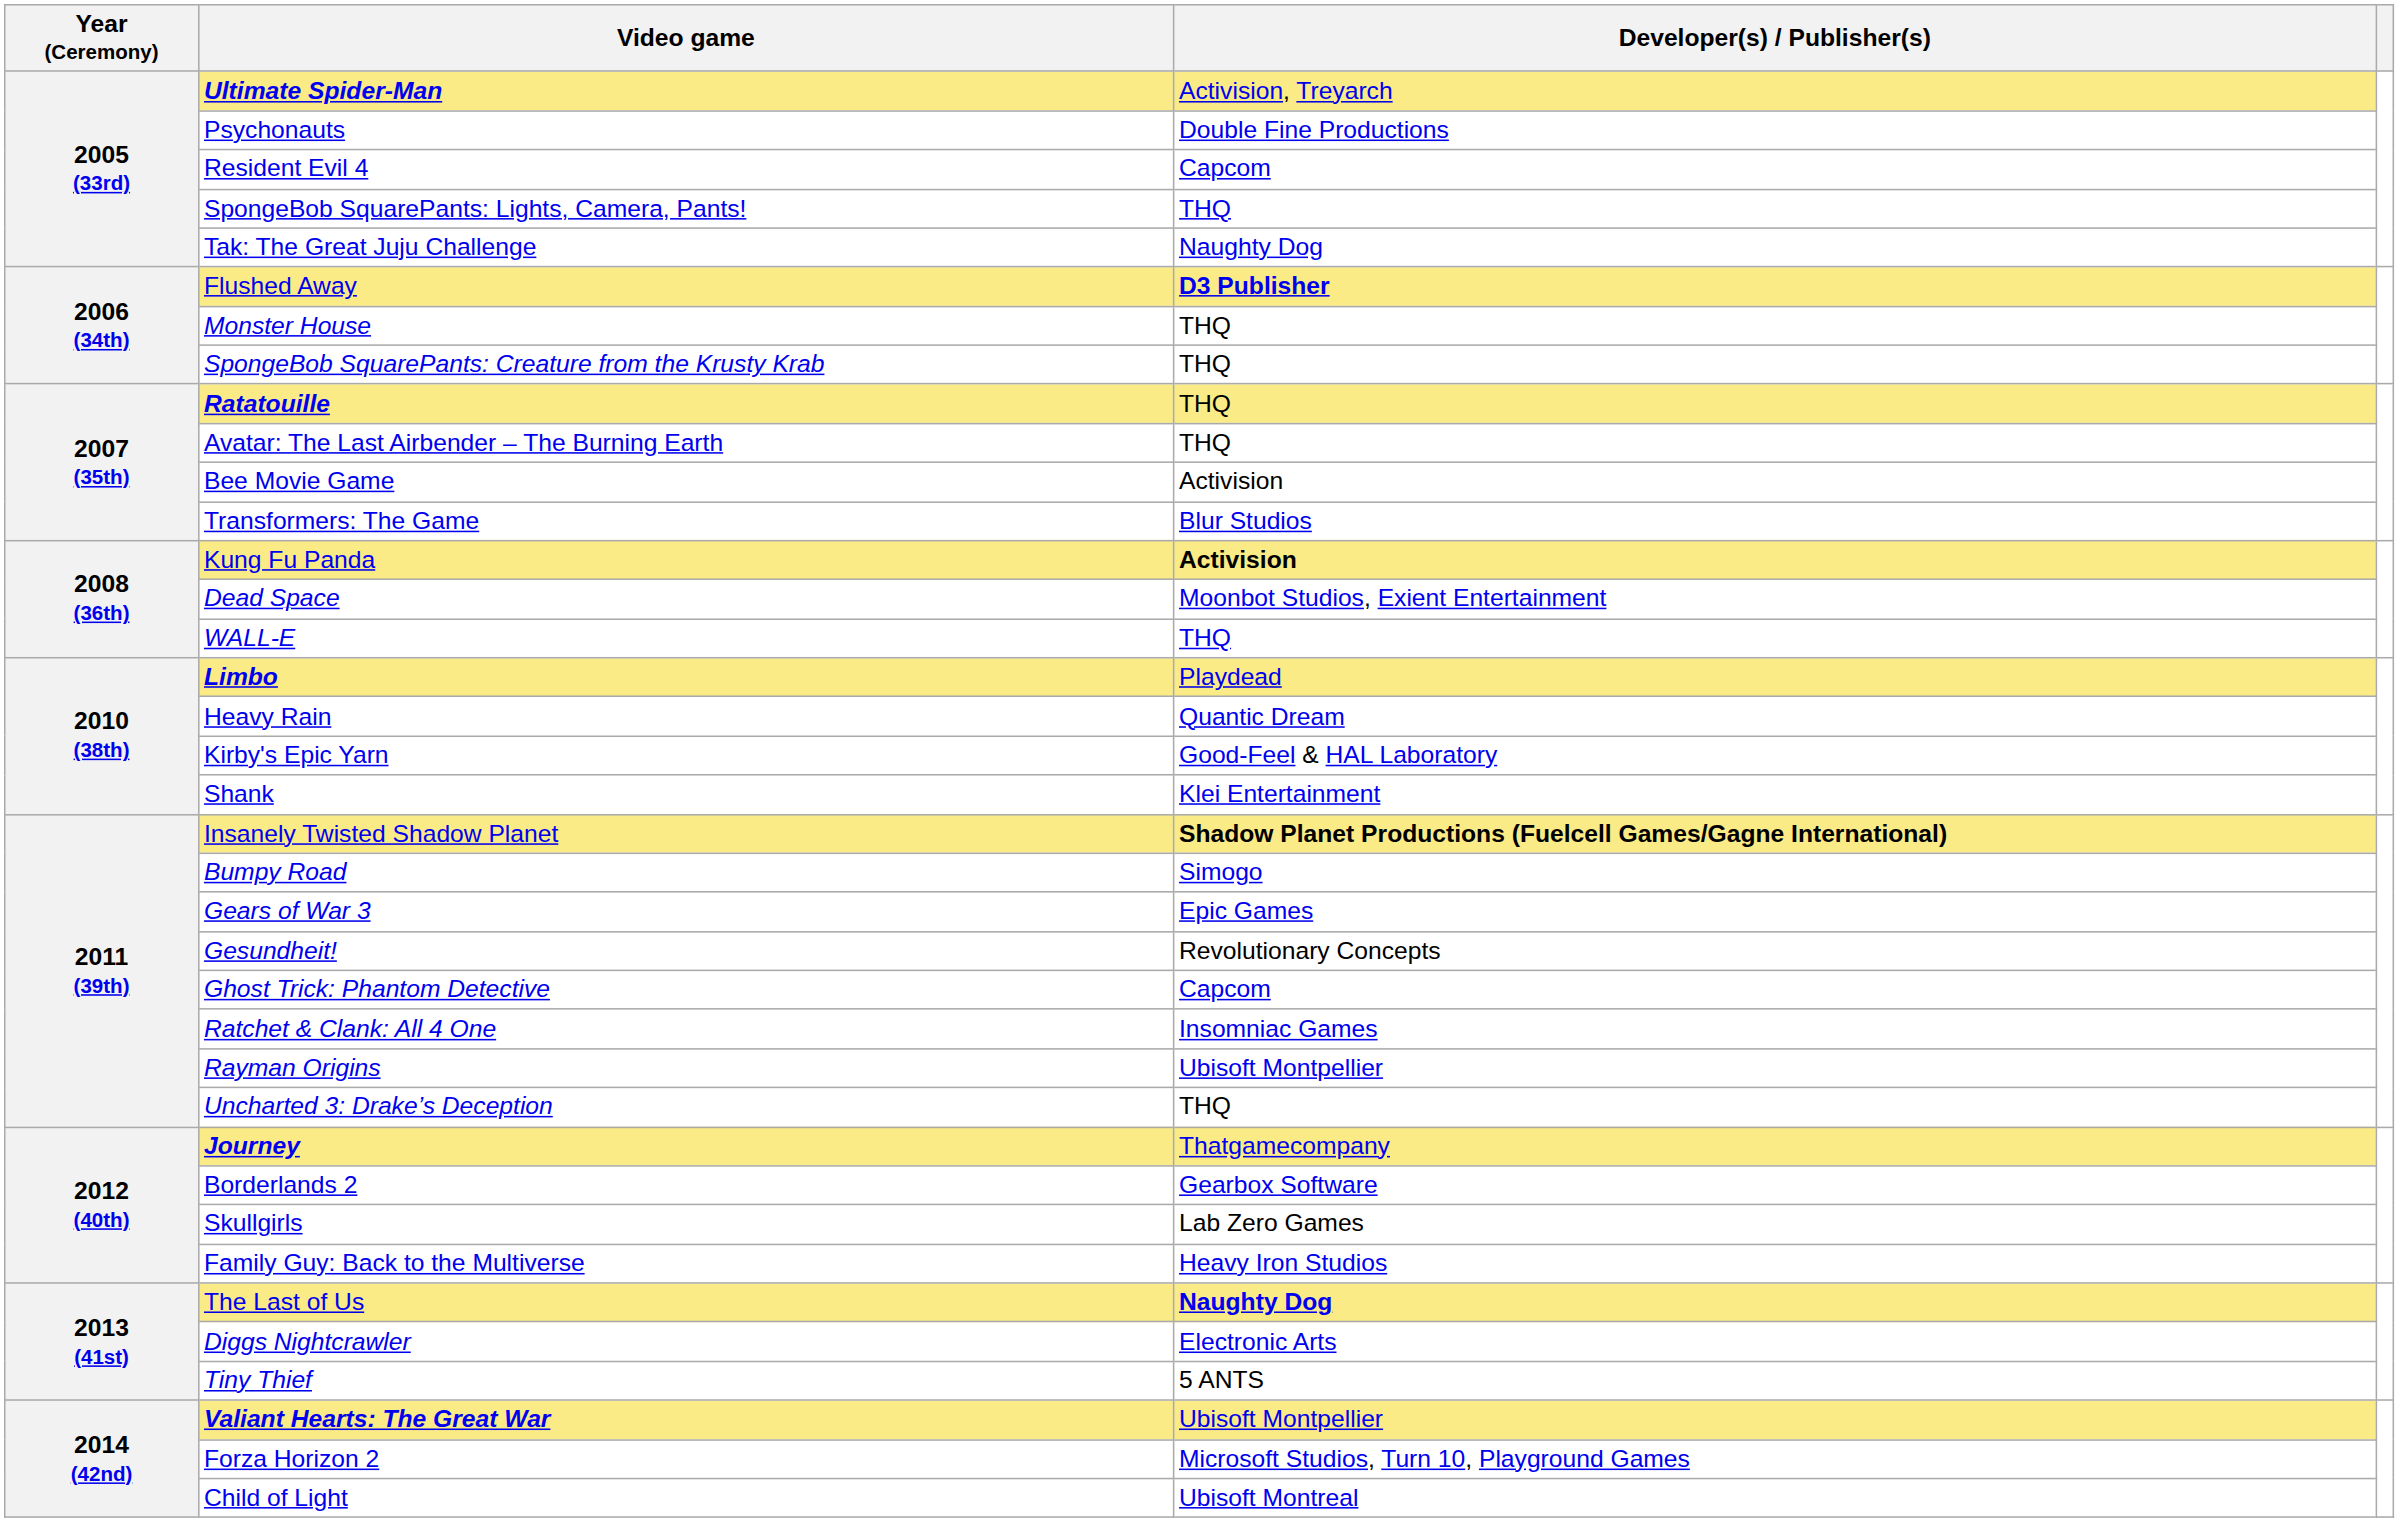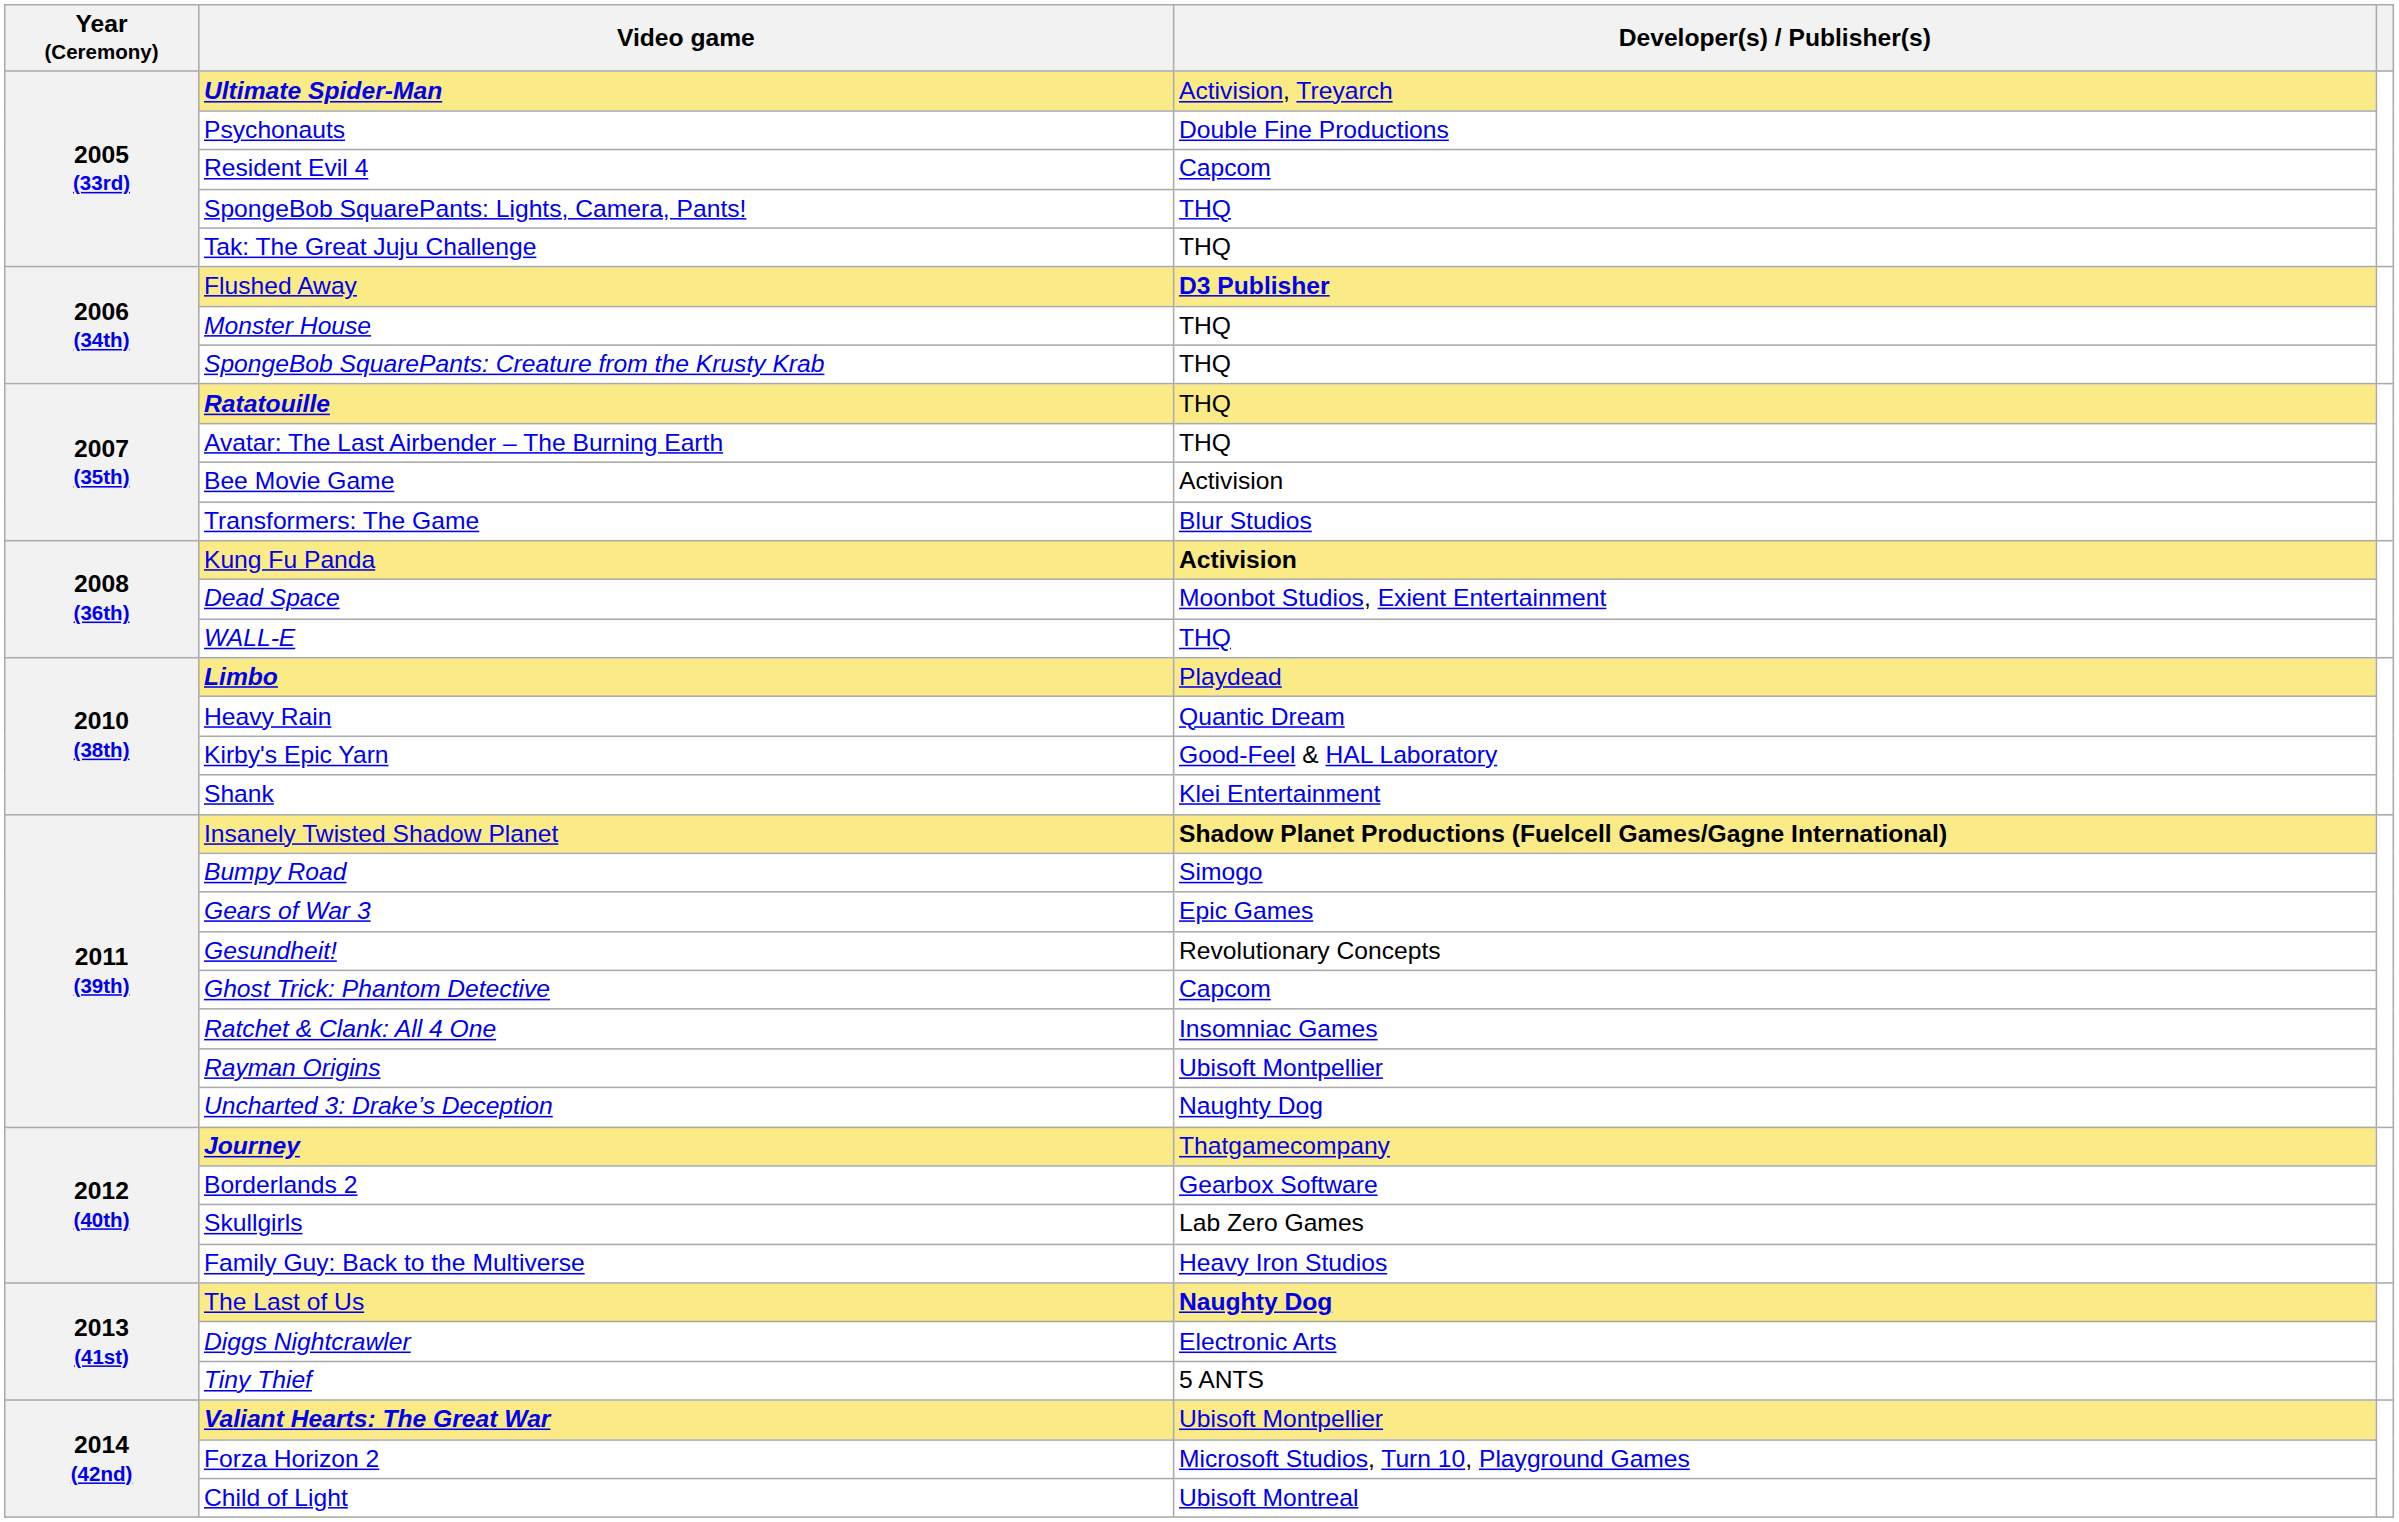(1251, 247) Naughty Dog -> (1205, 247) THQ
(1205, 1106) THQ -> (1251, 1106) Naughty Dog
